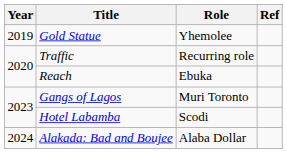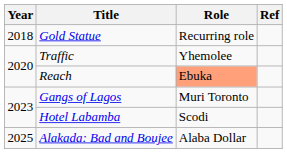(20, 35) 2019 -> (20, 35) 2018
(205, 35) Yhemolee -> (216, 35) Recurring role
(216, 55) Recurring role -> (205, 55) Yhemolee
(195, 76) no background -> (195, 76) lightsalmon background
(20, 138) 2024 -> (20, 138) 2025
